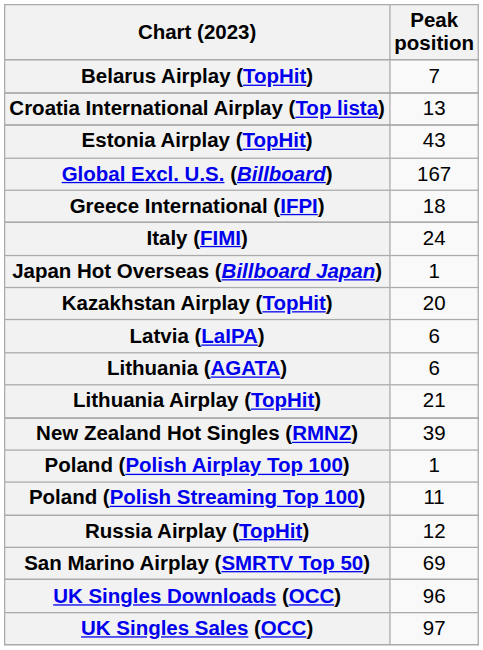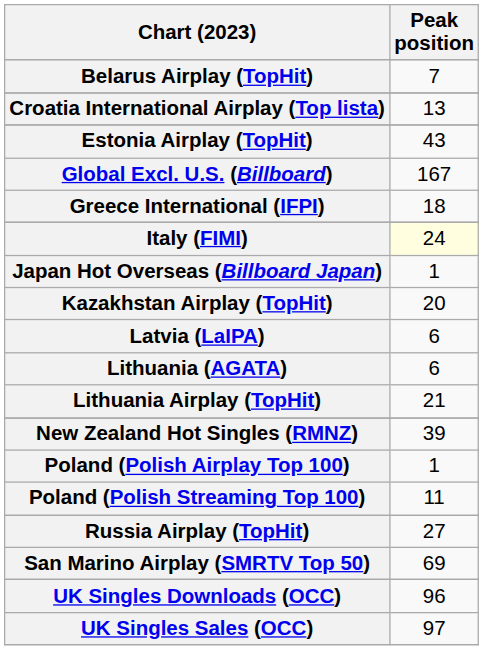(434, 238) no background -> (434, 238) lightyellow background
(434, 530) 12 -> (434, 530) 27
